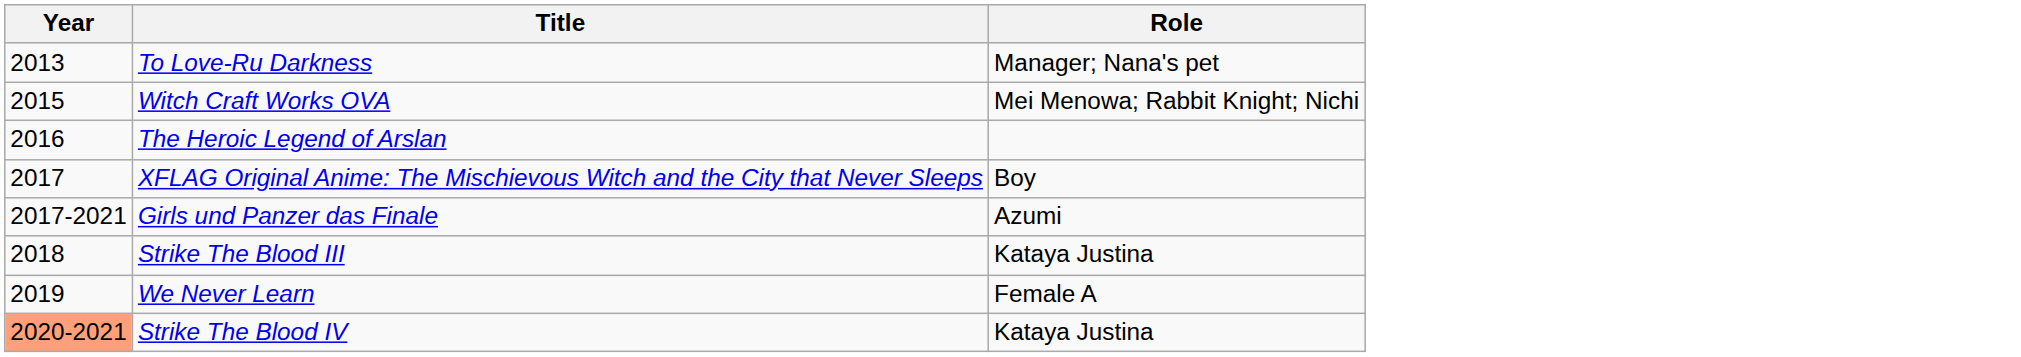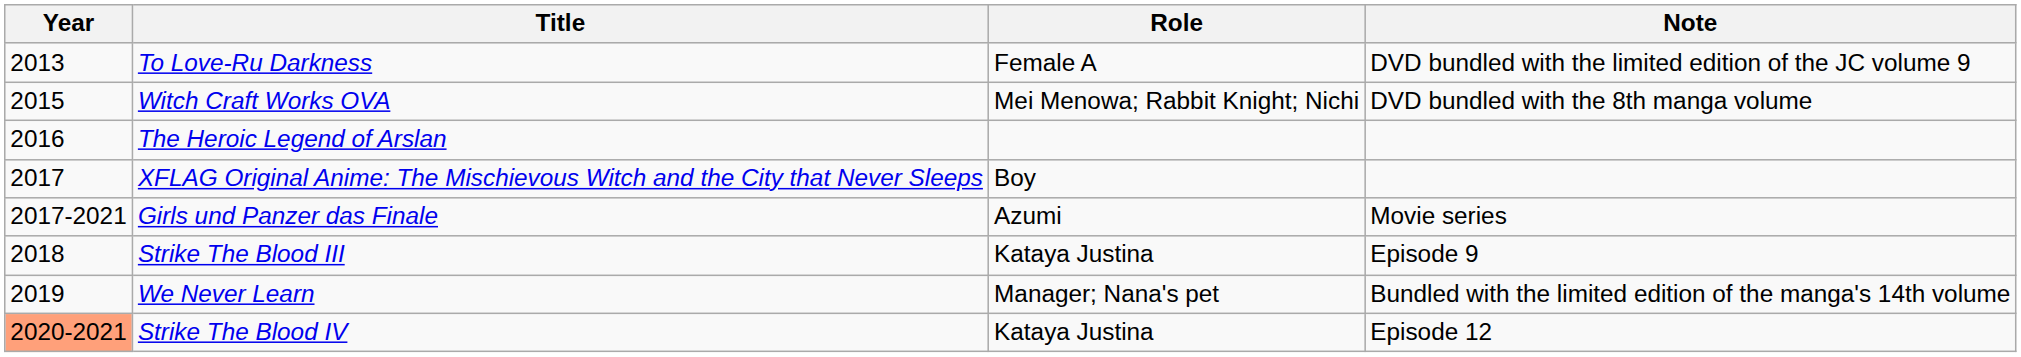+ column: (1690, 23)
(1107, 62) Manager; Nana's pet -> (1045, 62) Female A
(1045, 293) Female A -> (1107, 293) Manager; Nana's pet
